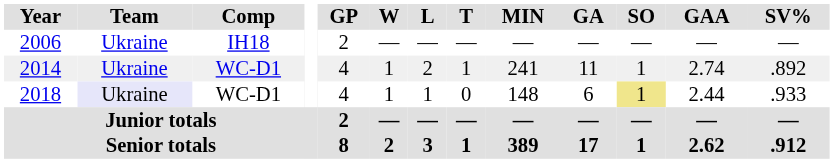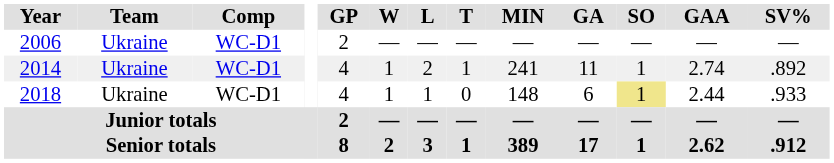(248, 42) IH18 -> (248, 42) WC-D1
(134, 94) lavender background -> (134, 94) no background
